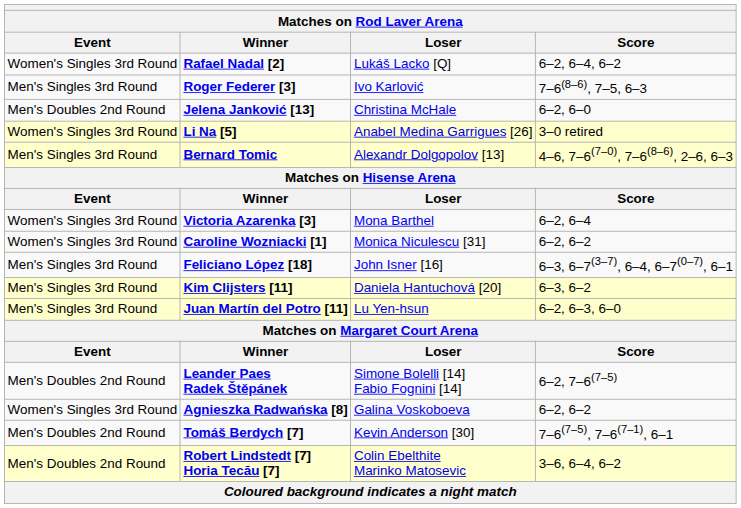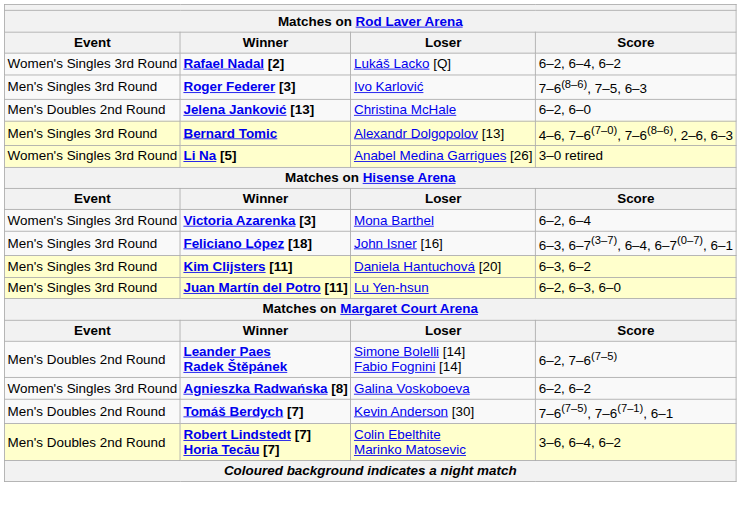rows swapped: (230, 154) <-> (210, 131)
- row: (255, 241)
